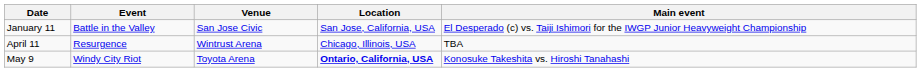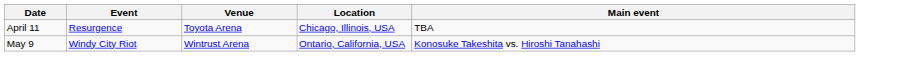- row: (31, 27)
(229, 43) Wintrust Arena -> (213, 27) Toyota Arena
(226, 59) Toyota Arena -> (216, 43) Wintrust Arena
(377, 59) bold -> (352, 43) normal
